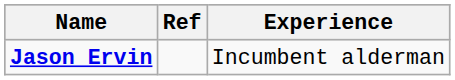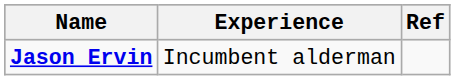columns swapped: (328, 22) <-> (182, 22)
